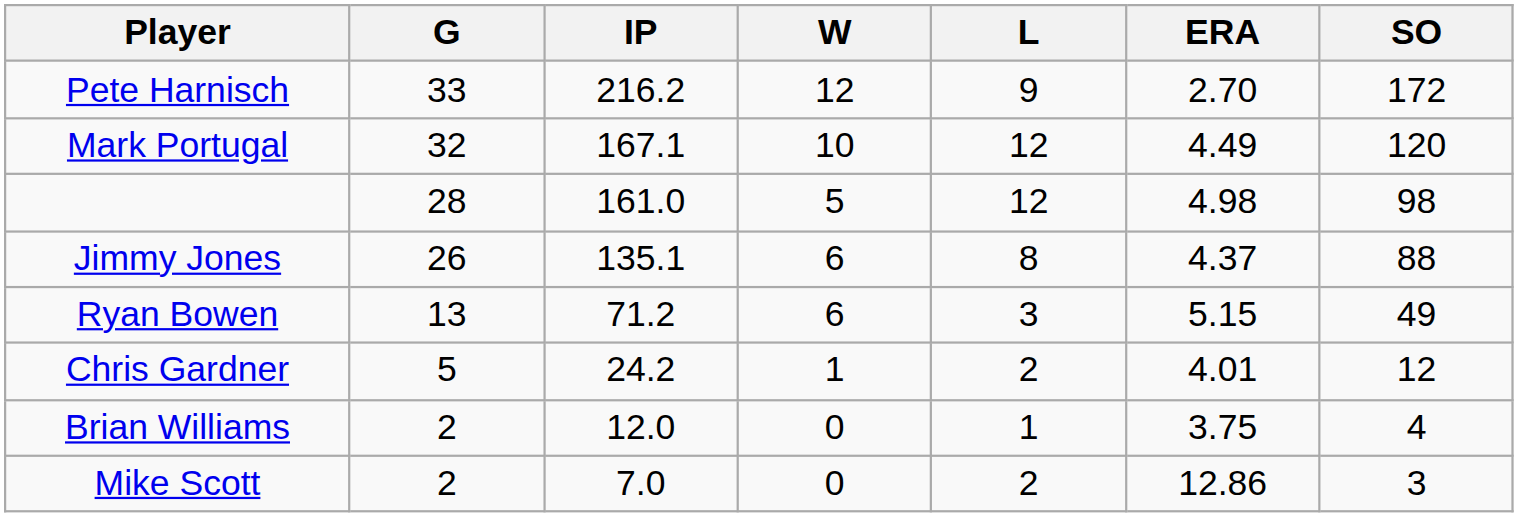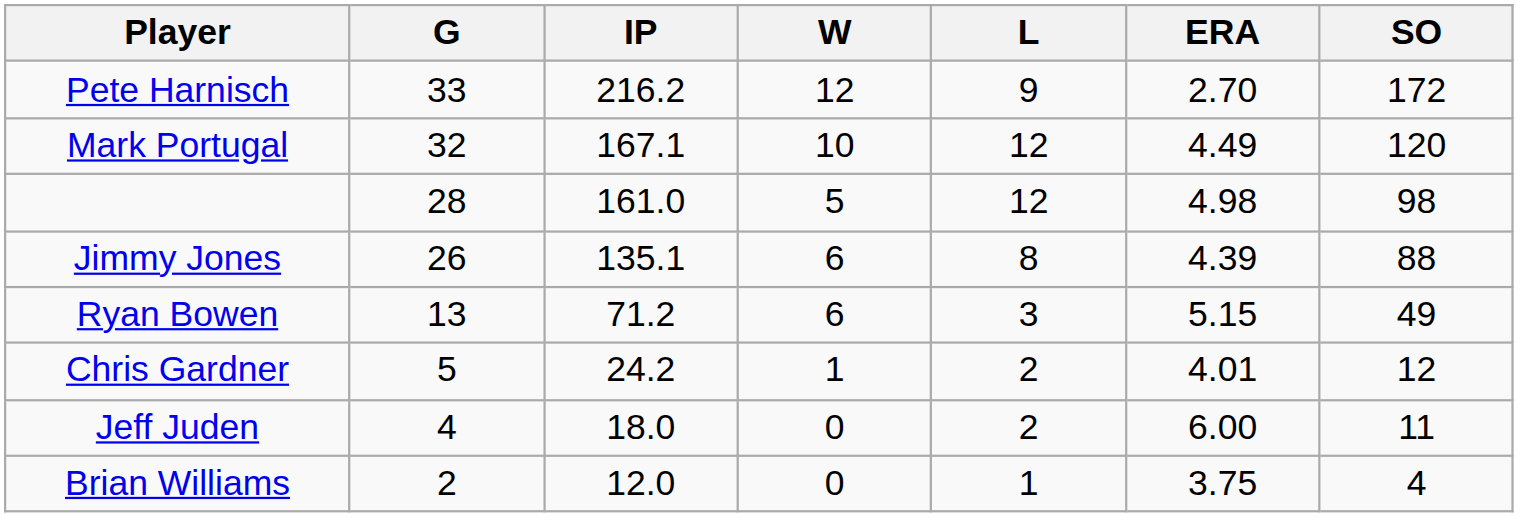(1223, 257) 4.37 -> (1223, 257) 4.39
+ row: (177, 426)
- row: (178, 483)
